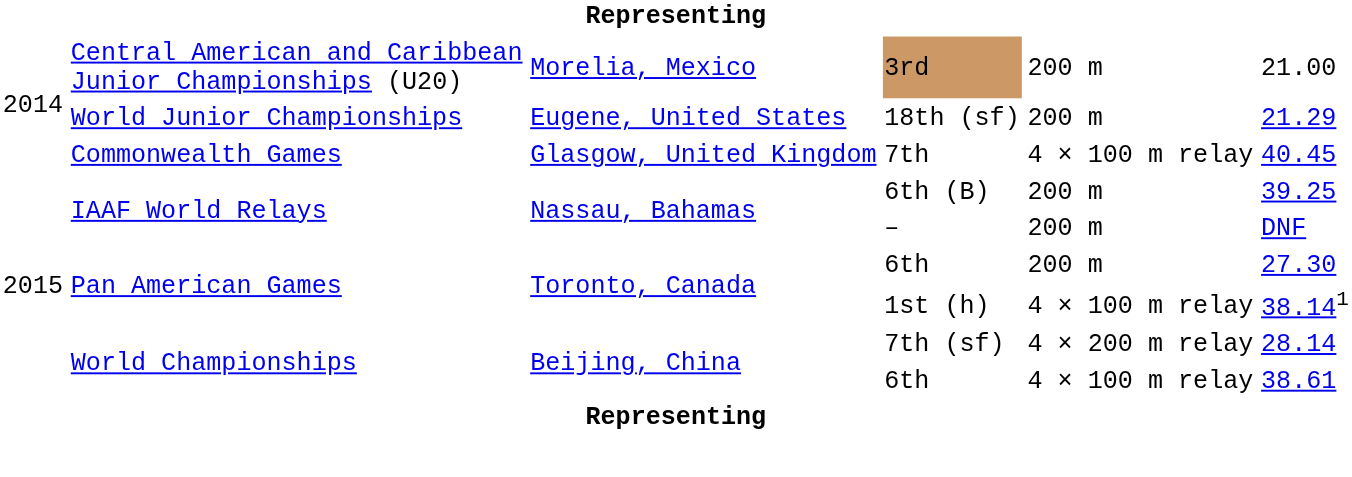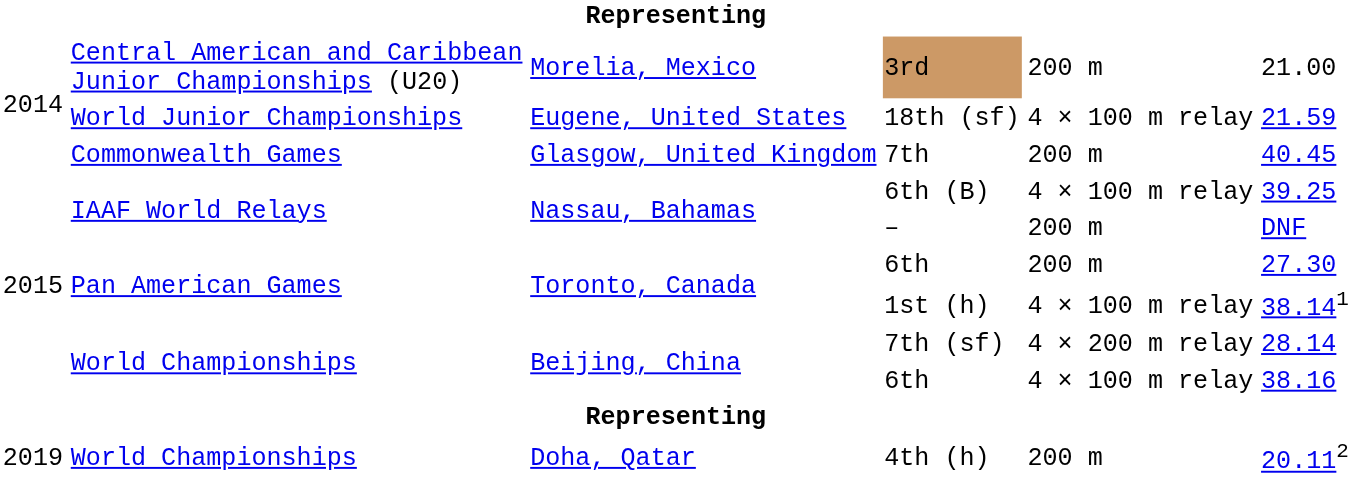(1065, 119) 200 m -> (1140, 119) 4 × 100 m relay
(1299, 119) 21.29 -> (1299, 119) 21.59
(1140, 155) 4 × 100 m relay -> (1065, 155) 200 m
(1065, 192) 200 m -> (1140, 192) 4 × 100 m relay
(1299, 382) 38.61 -> (1299, 382) 38.16
+ row: (613, 458)
